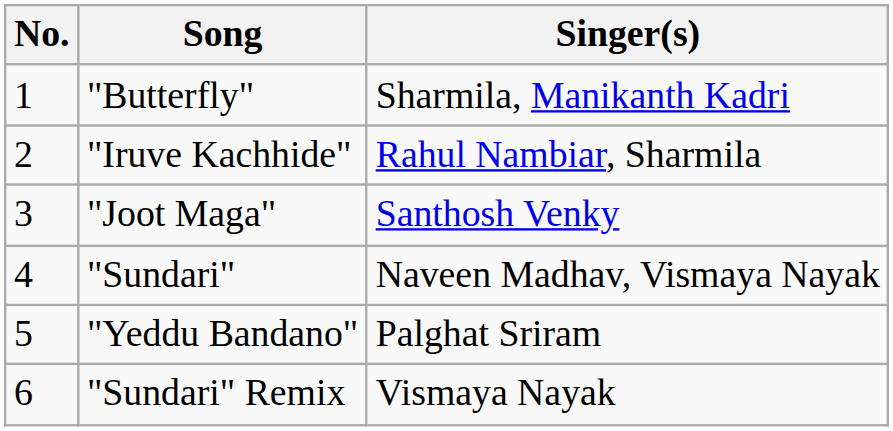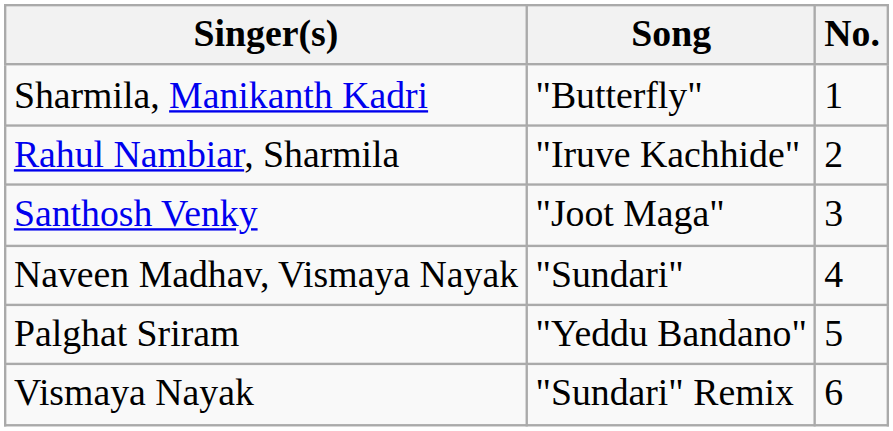columns swapped: (42, 34) <-> (628, 34)
